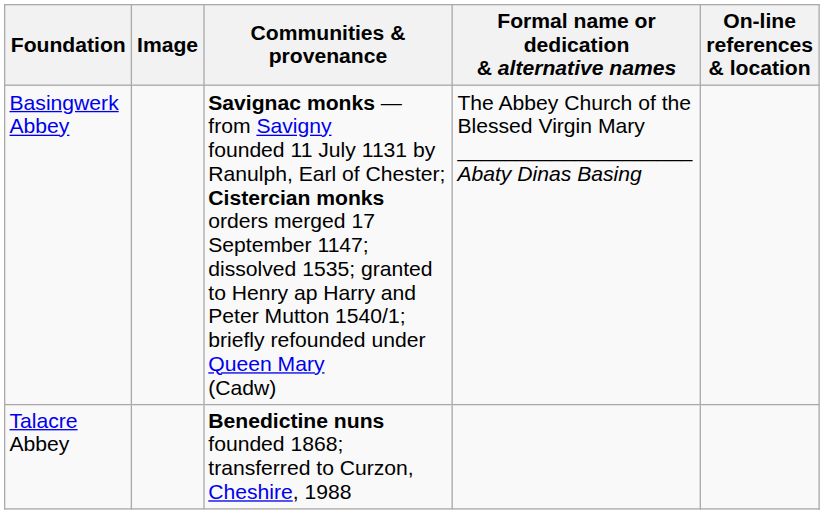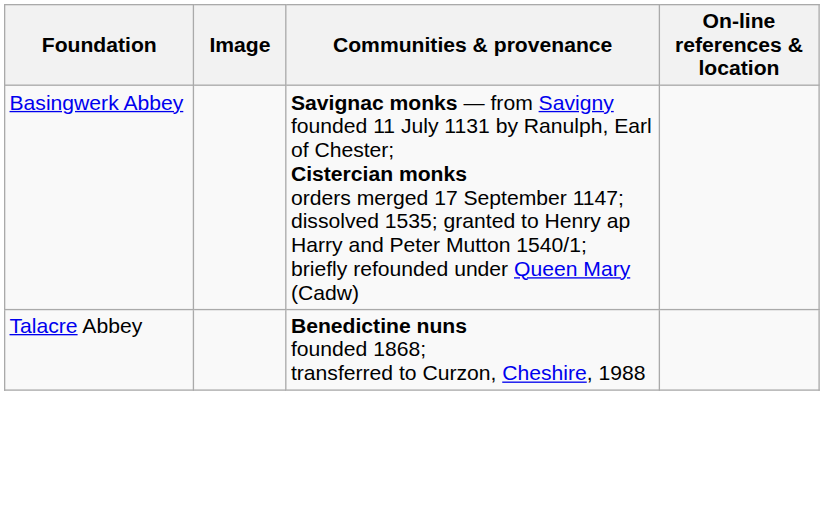- column: (577, 45)
